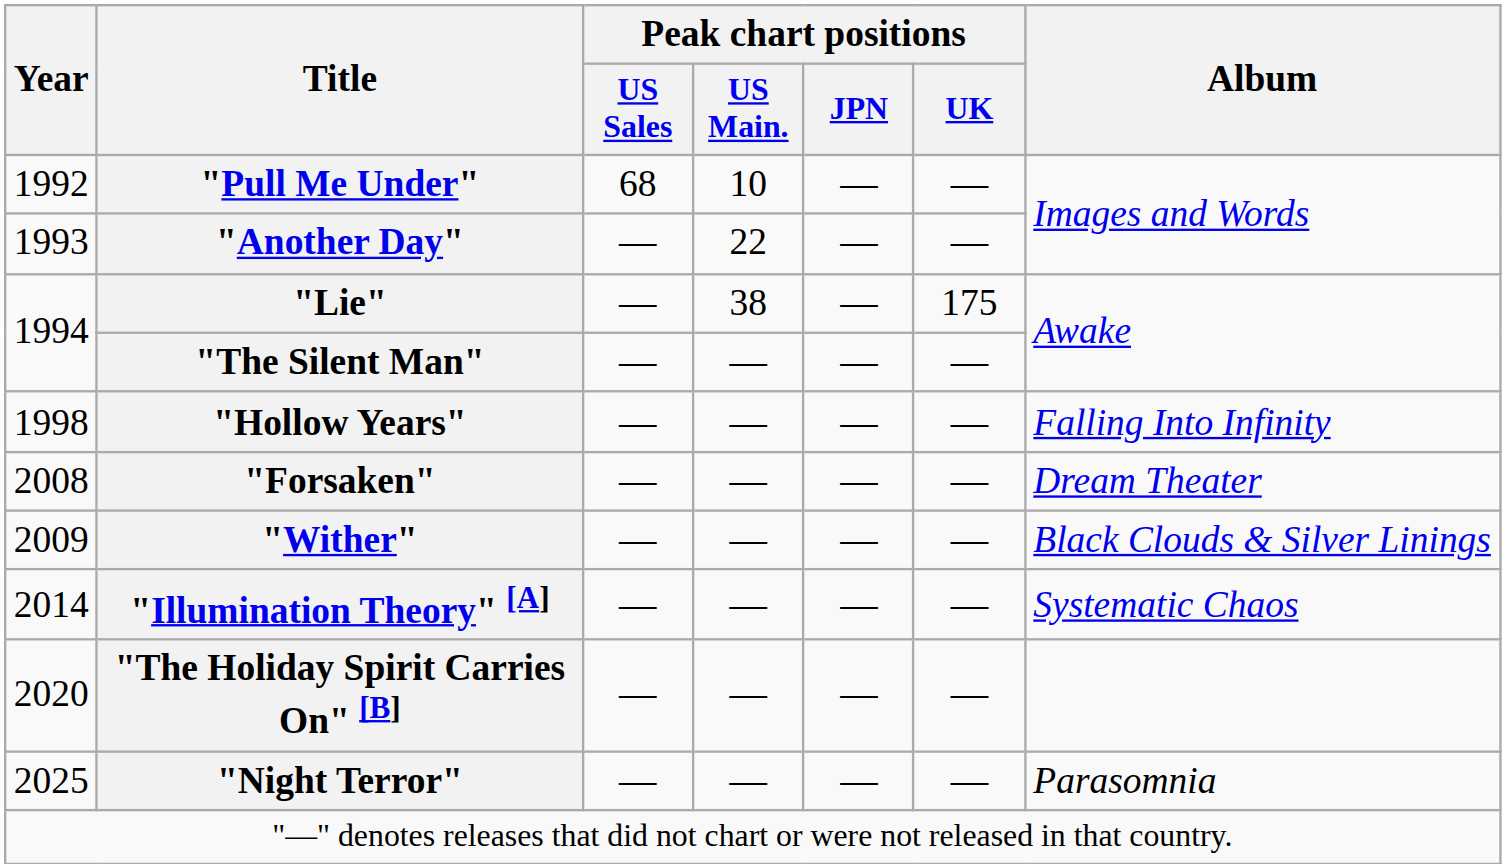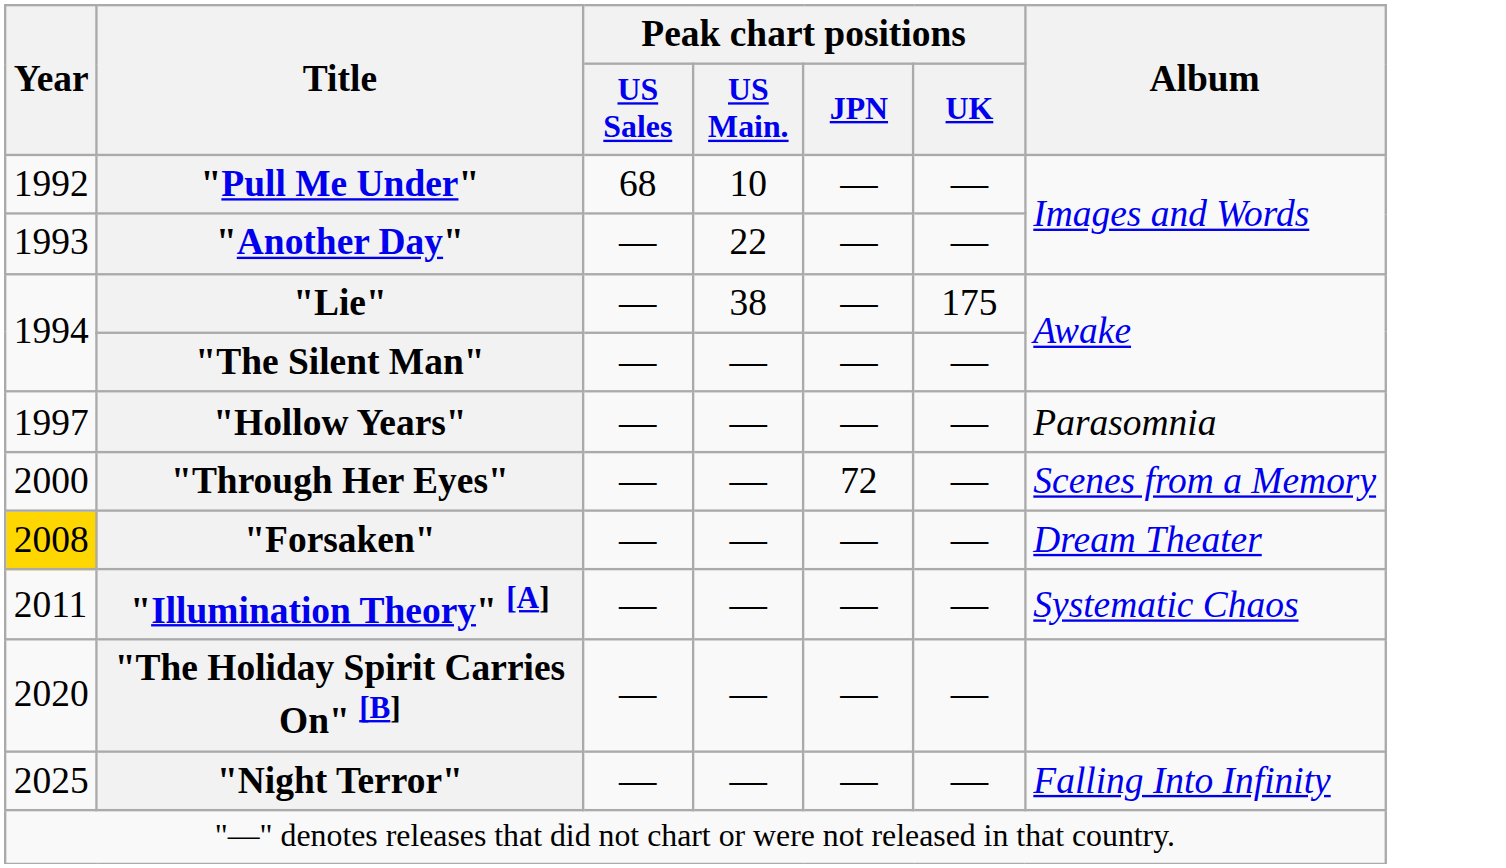(51, 421) 1998 -> (51, 421) 1997
(1182, 421) Falling Into Infinity -> (1125, 421) Parasomnia
+ row: (340, 480)
(51, 480) no background -> (51, 539) gold background
- row: (340, 539)
(51, 604) 2014 -> (51, 604) 2011
(1125, 780) Parasomnia -> (1182, 780) Falling Into Infinity
